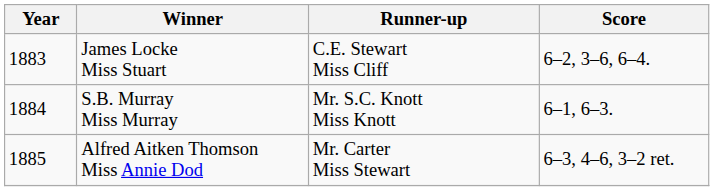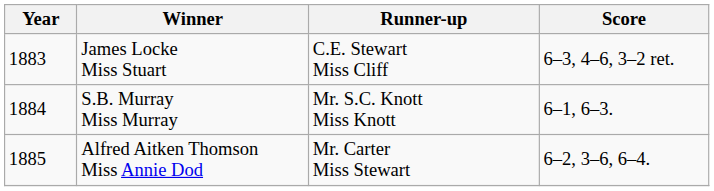(597, 59) 6–2, 3–6, 6–4. -> (609, 59) 6–3, 4–6, 3–2 ret.
(609, 159) 6–3, 4–6, 3–2 ret. -> (597, 159) 6–2, 3–6, 6–4.
